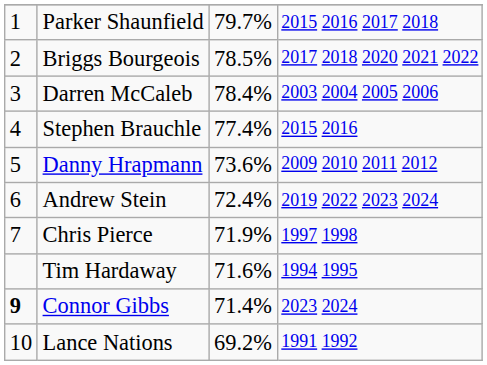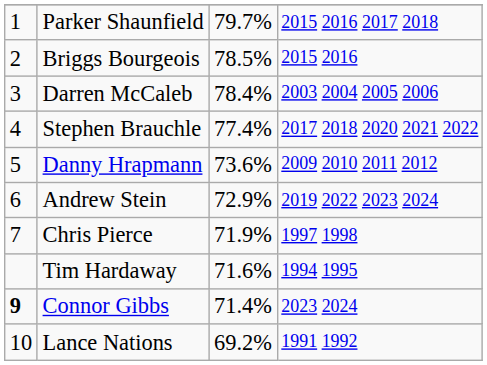(380, 57) 2017 2018 2020 2021 2022 -> (319, 57) 2015 2016
(319, 128) 2015 2016 -> (380, 128) 2017 2018 2020 2021 2022
(243, 199) 72.4% -> (243, 199) 72.9%
